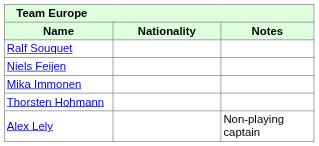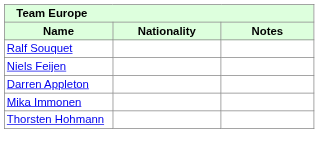+ row: (48, 84)
- row: (30, 126)
